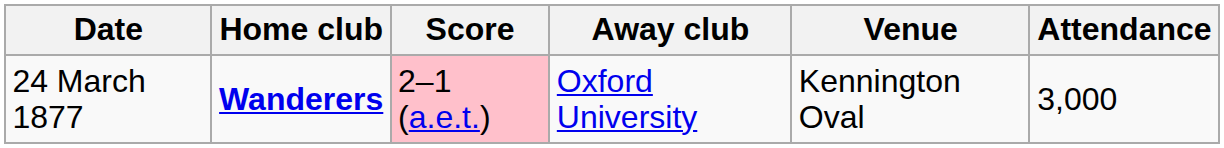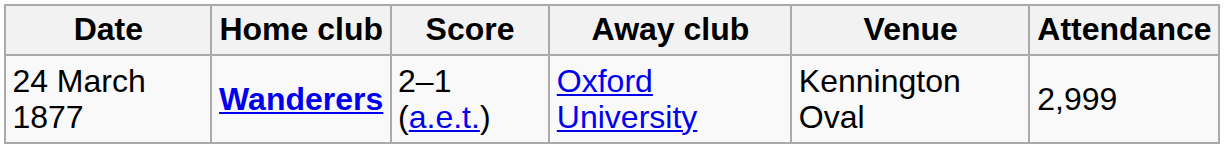(444, 98) pink background -> (444, 98) no background
(1077, 98) 3,000 -> (1077, 98) 2,999
